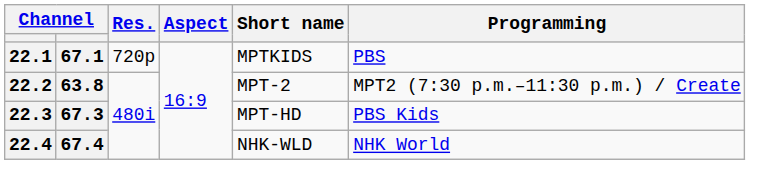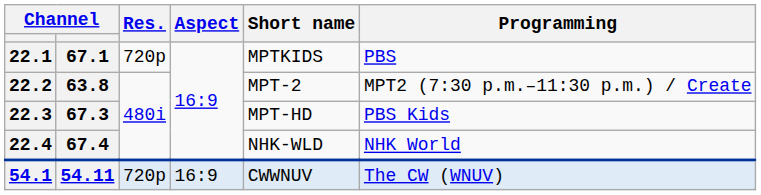+ row: (31, 175)
